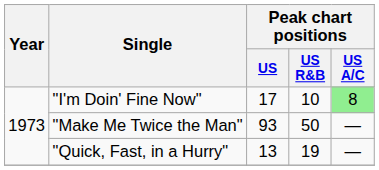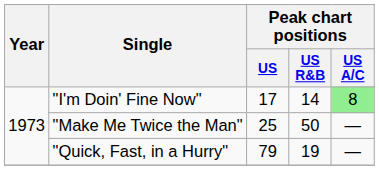(310, 99) 10 -> (310, 99) 14
(268, 125) 93 -> (268, 125) 25
(268, 151) 13 -> (268, 151) 79
